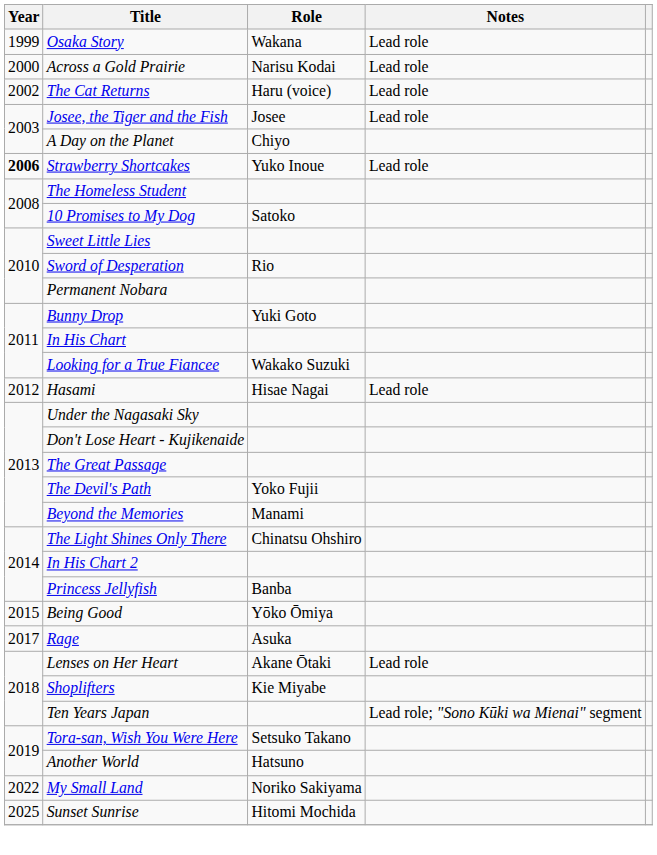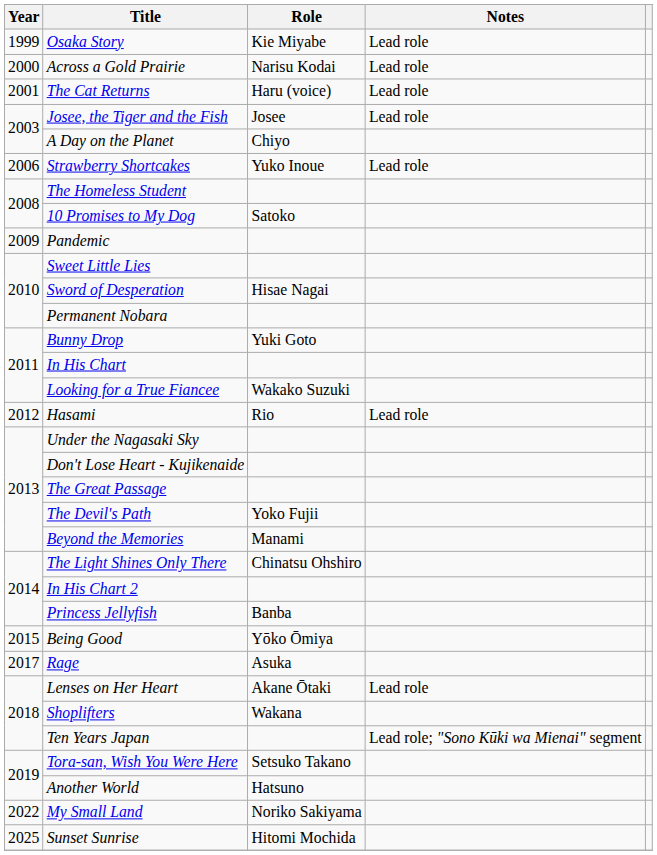(277, 41) Wakana -> (289, 41) Kie Miyabe
(24, 91) 2002 -> (24, 91) 2001
(24, 166) bold -> (24, 166) normal
+ row: (78, 240)
(263, 265) Rio -> (290, 290) Hisae Nagai
(290, 389) Hisae Nagai -> (263, 414) Rio
(289, 688) Kie Miyabe -> (277, 713) Wakana
